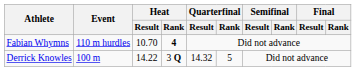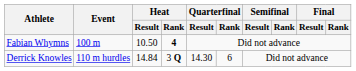(103, 43) 110 m hurdles -> (88, 43) 100 m
(147, 43) 10.70 -> (147, 43) 10.50
(88, 58) 100 m -> (103, 58) 110 m hurdles
(147, 58) 14.22 -> (147, 58) 14.84
(201, 58) 14.32 -> (201, 58) 14.30
(230, 58) 5 -> (230, 58) 6
